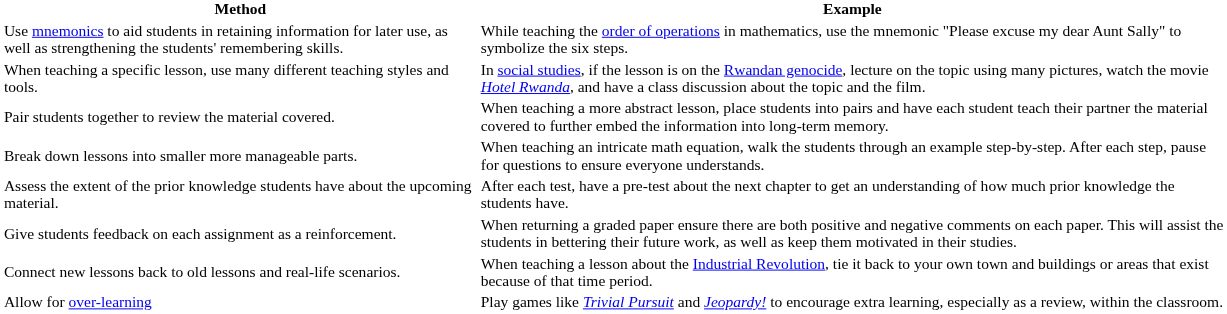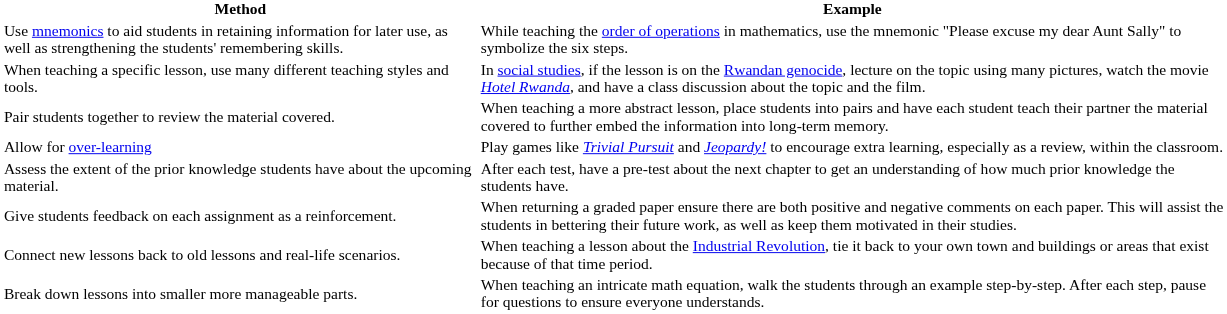rows swapped: (181, 156) <-> (78, 302)
